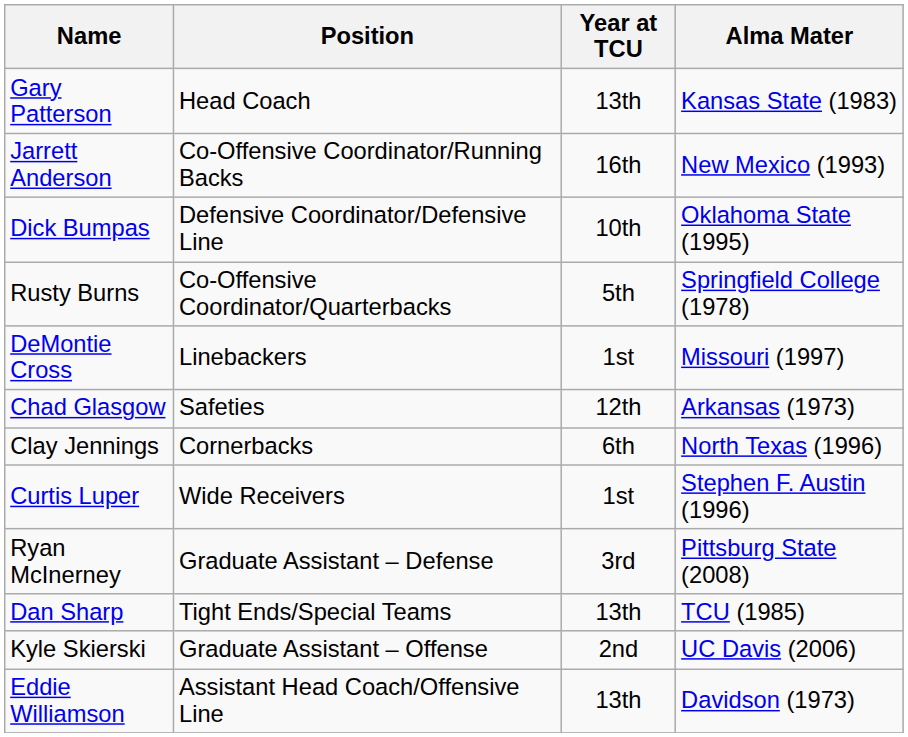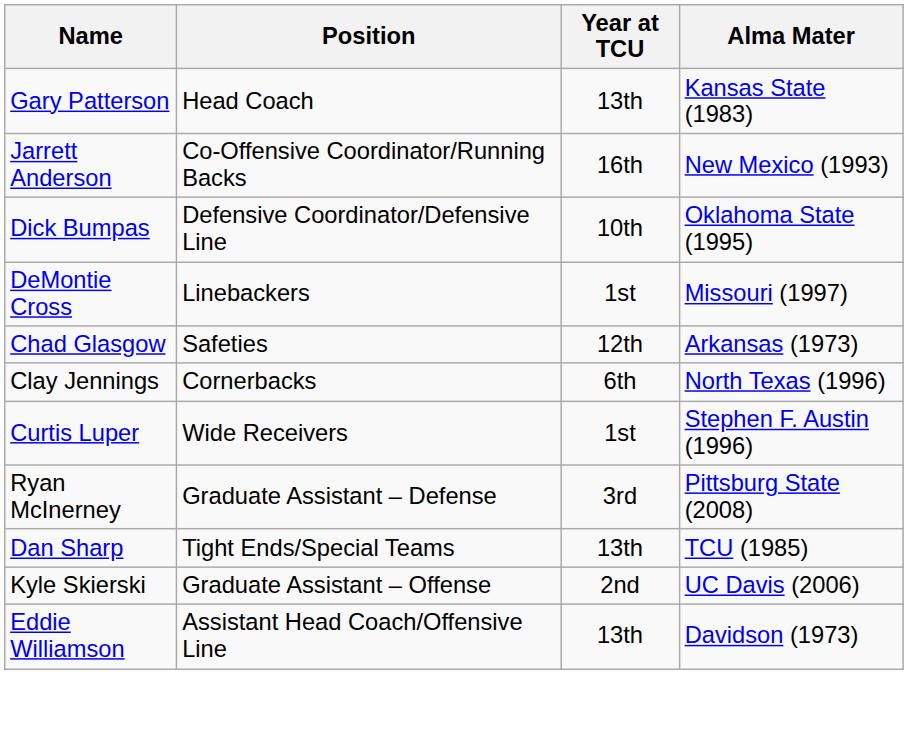- row: (75, 293)
